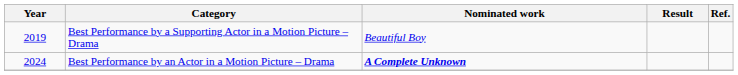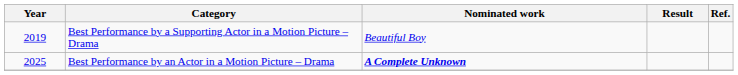(35, 61) 2024 -> (35, 61) 2025
